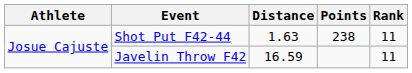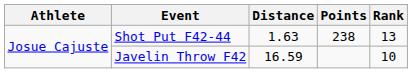(389, 36) 11 -> (389, 36) 13
(389, 57) 11 -> (389, 57) 10
